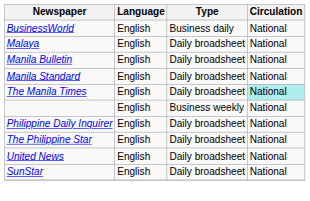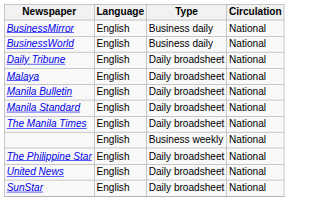+ row: (40, 28)
+ row: (36, 60)
(268, 92) paleturquoise background -> (247, 124) no background
- row: (60, 124)
